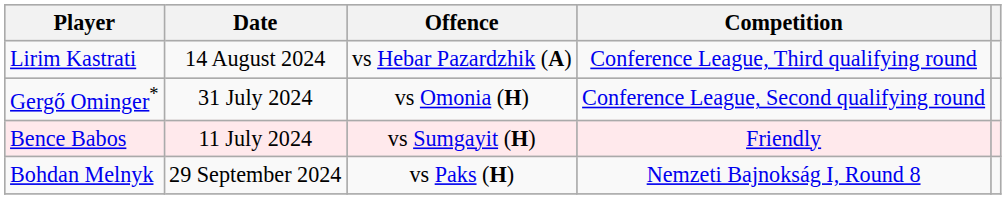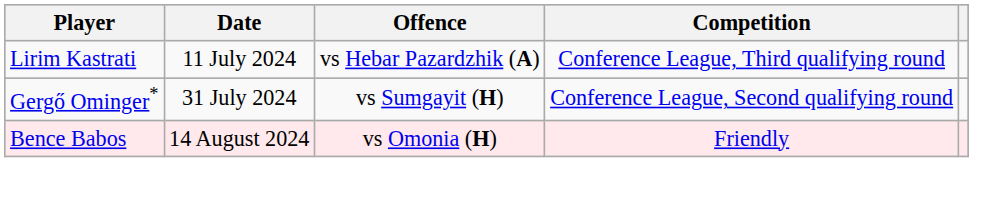(255, 58) 14 August 2024 -> (239, 58) 11 July 2024
(462, 98) vs Omonia (H) -> (430, 98) vs Sumgayit (H)
(255, 137) 11 July 2024 -> (239, 137) 14 August 2024
(462, 137) vs Sumgayit (H) -> (430, 137) vs Omonia (H)
- row: (82, 174)
